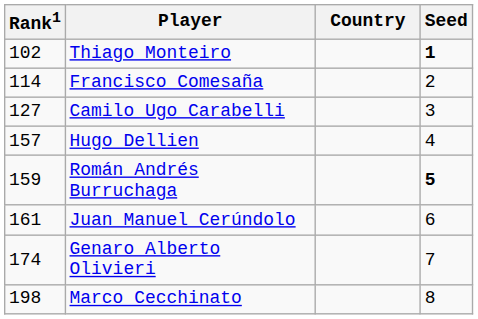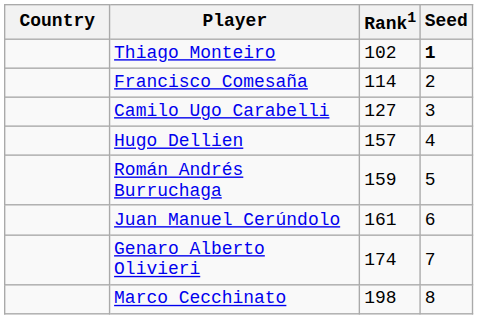columns swapped: (368, 22) <-> (35, 22)
(430, 180) bold -> (430, 180) normal
